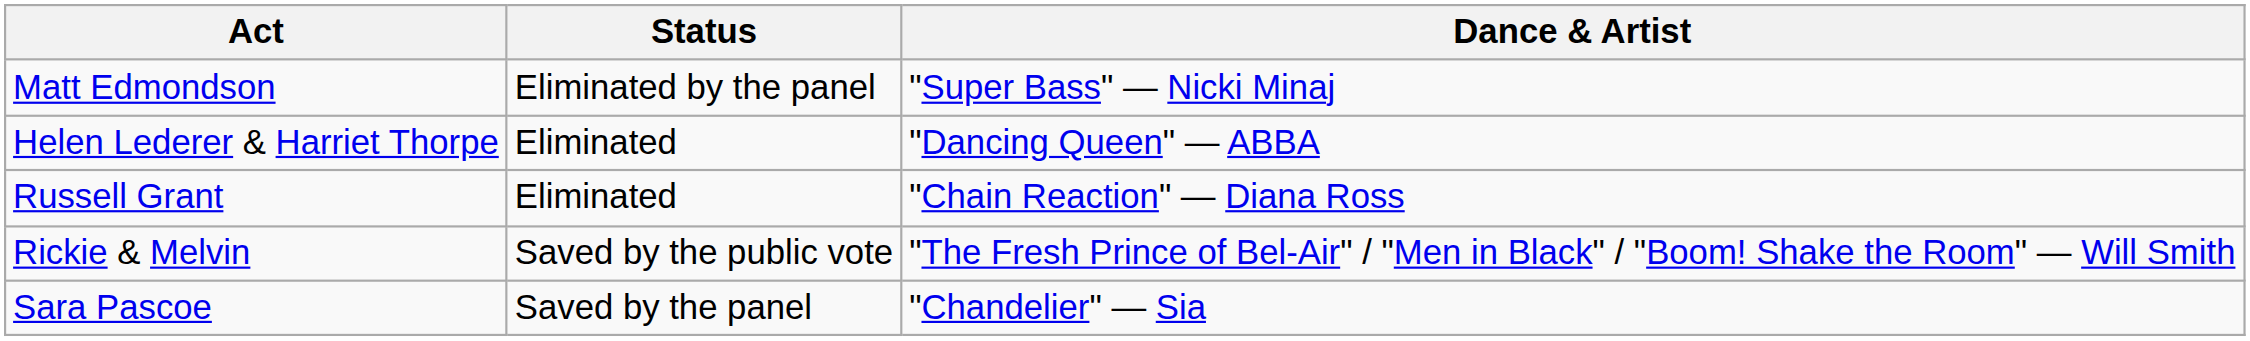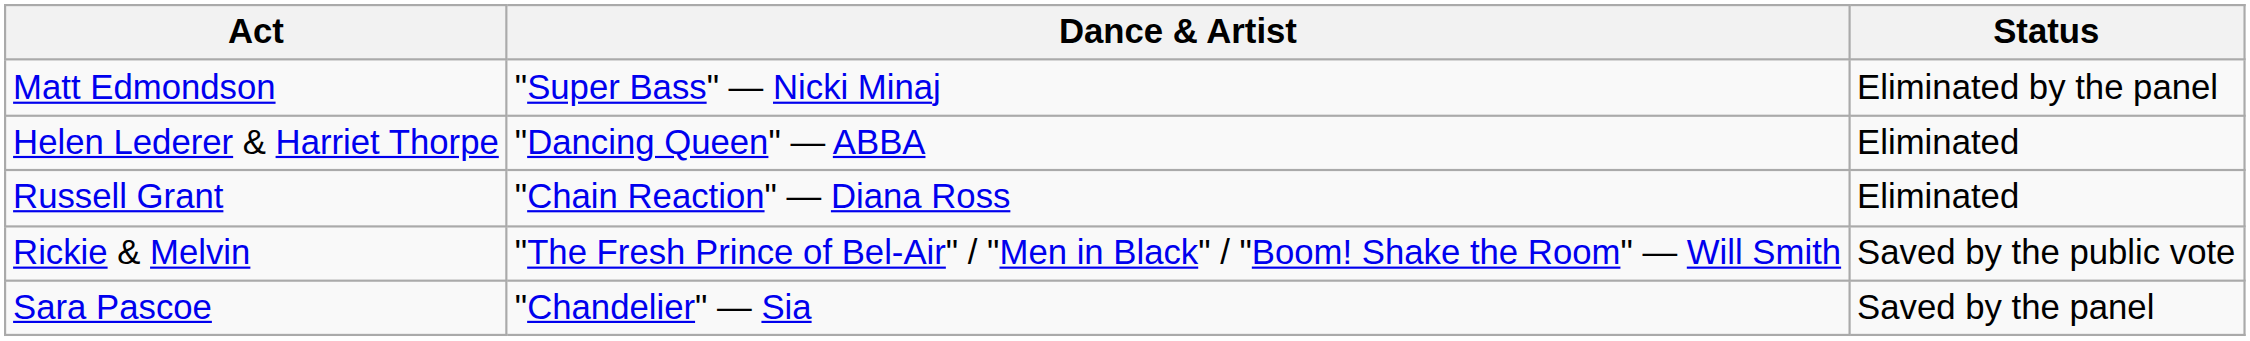columns swapped: (1572, 32) <-> (704, 32)
